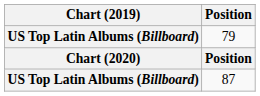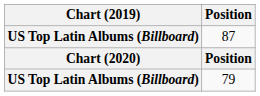rows swapped: (228, 36) <-> (228, 79)
